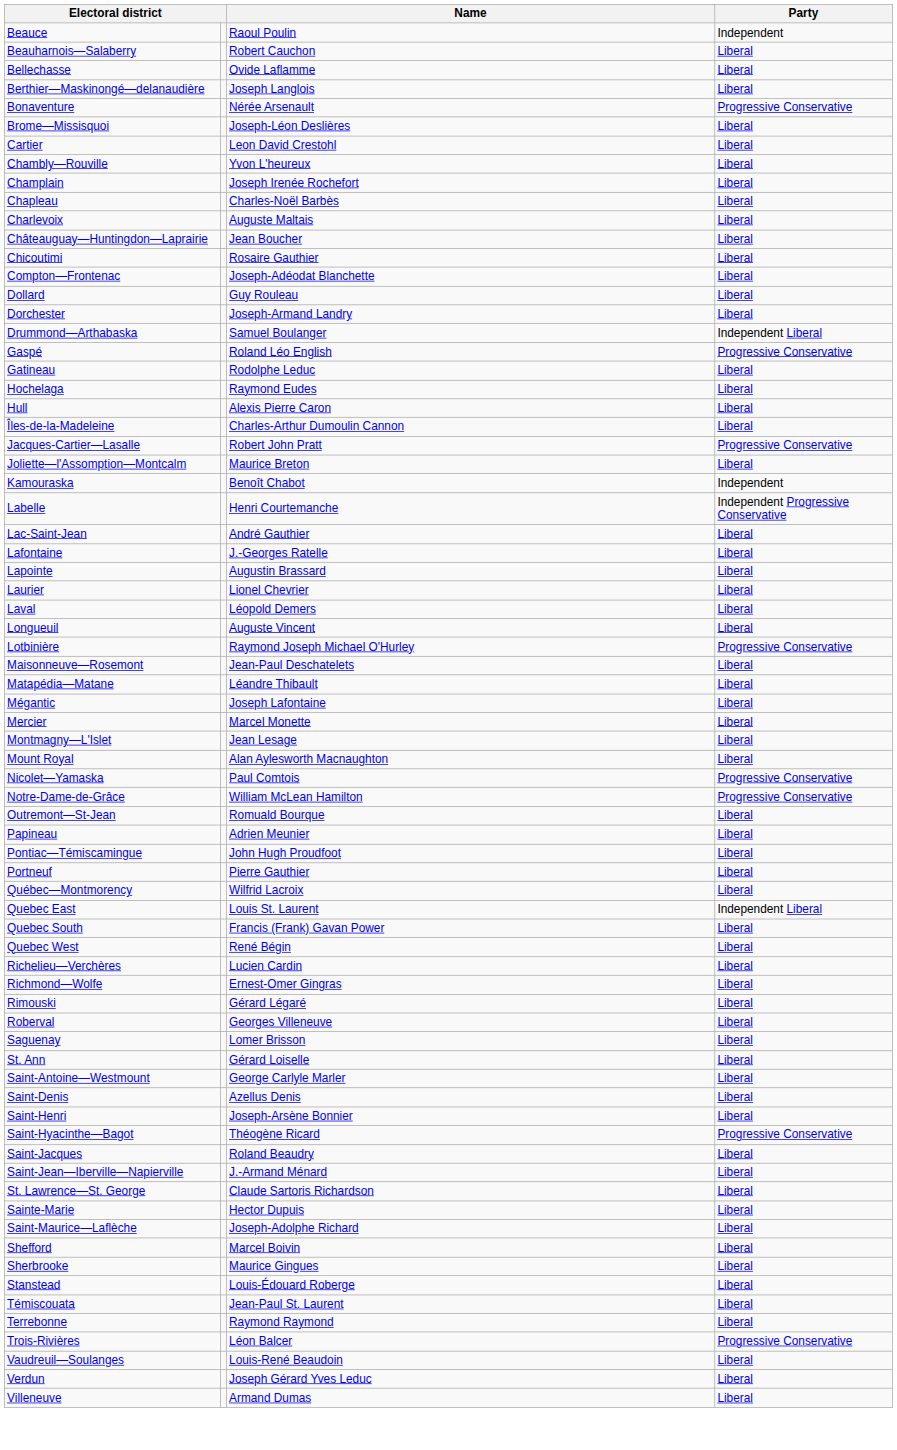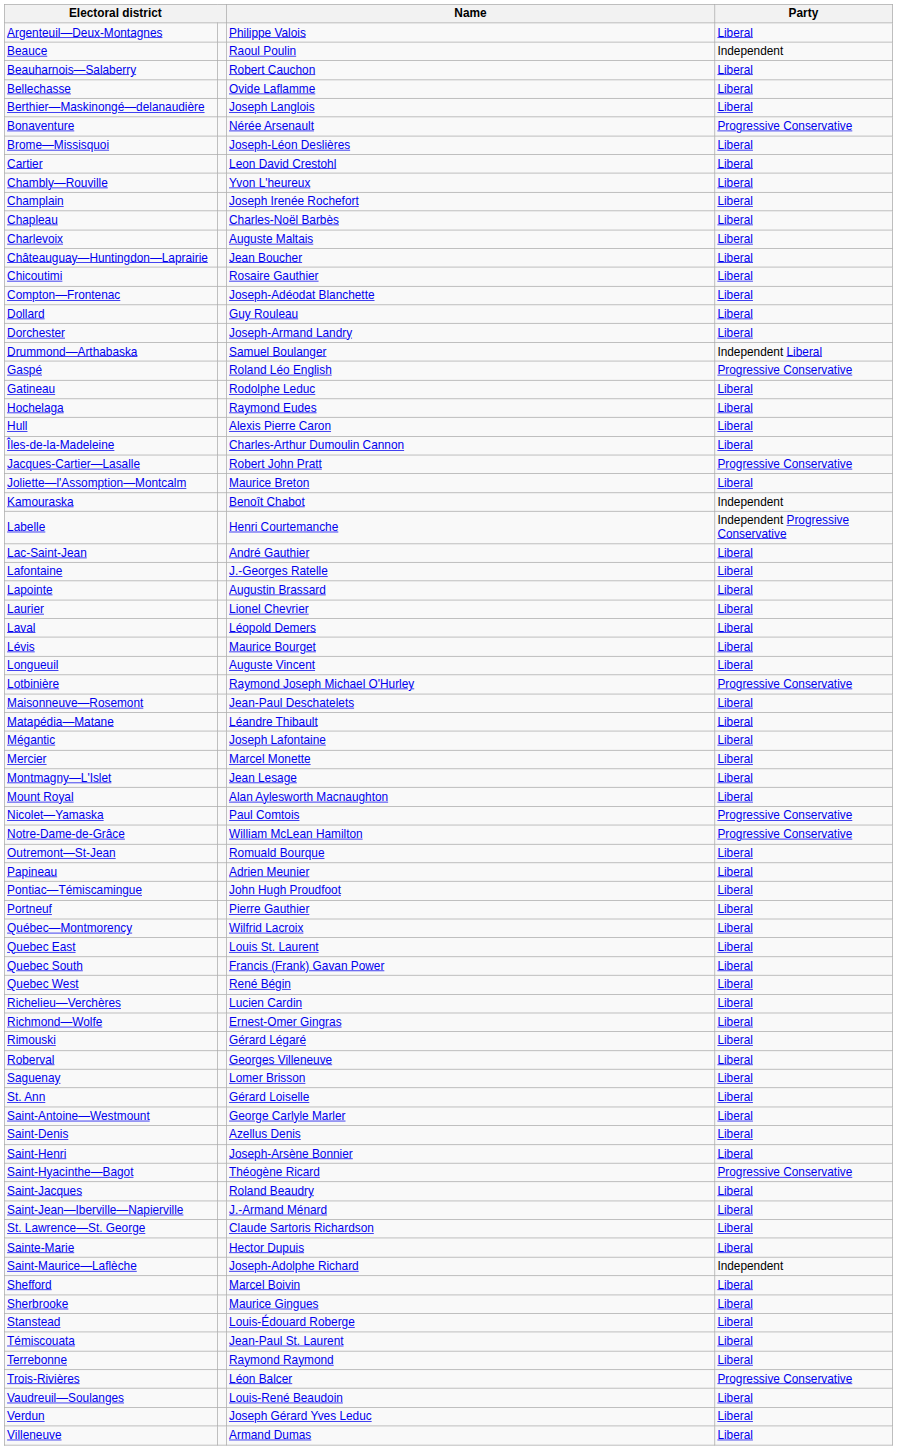+ row: (85, 32)
+ row: (21, 646)
(770, 909) Independent Liberal -> (735, 947) Liberal
(735, 1228) Liberal -> (750, 1266) Independent
